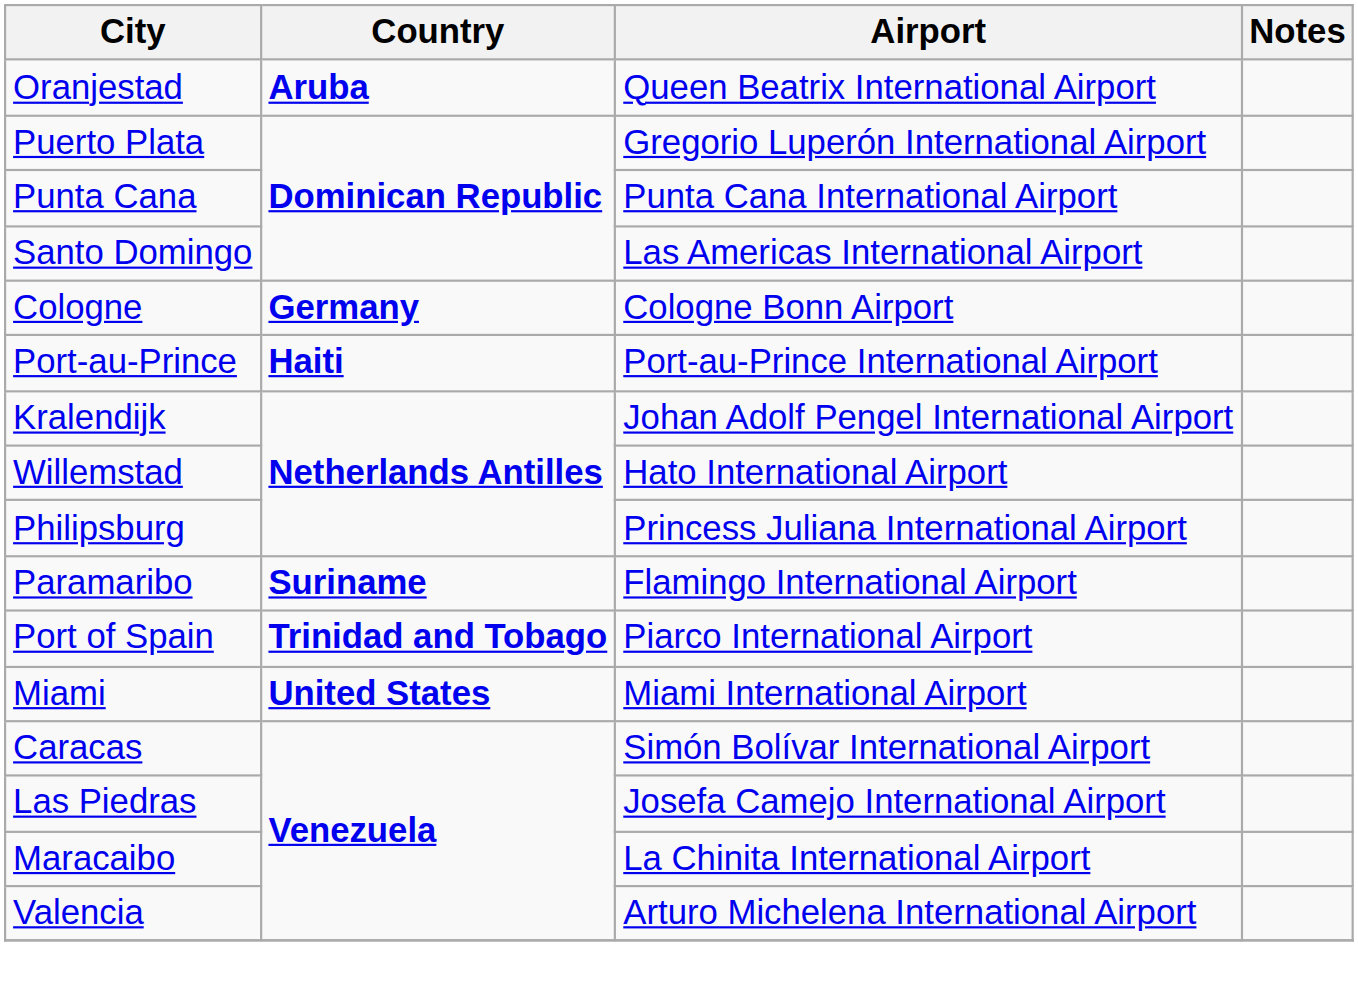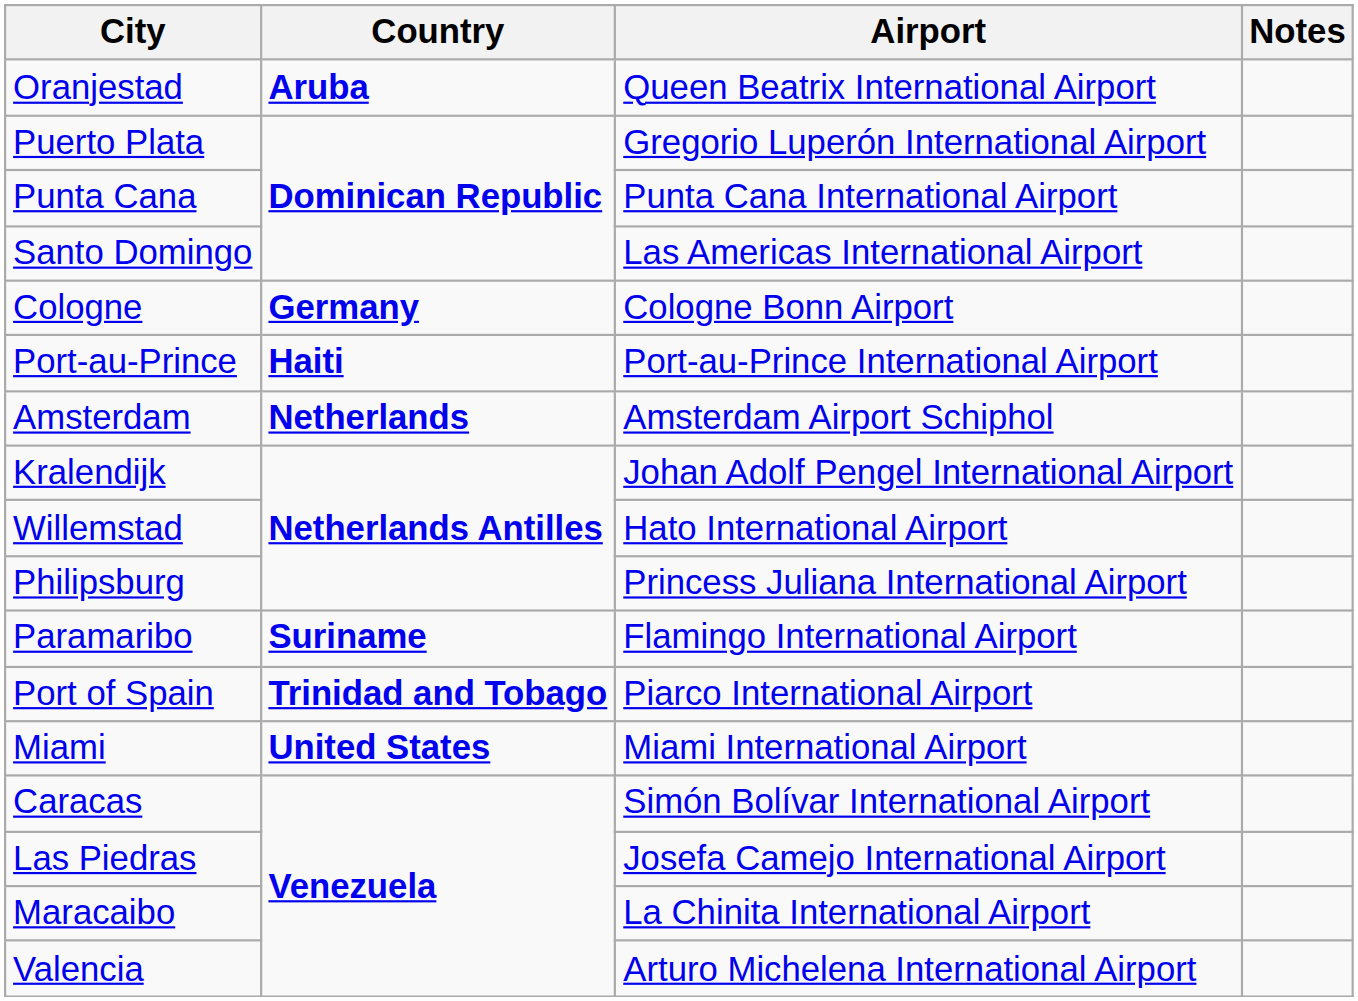+ row: (102, 417)
